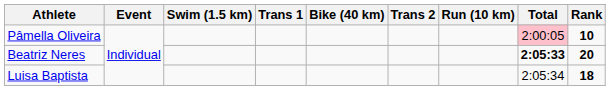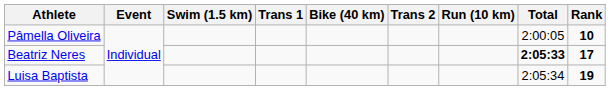(543, 35) pink background -> (543, 35) no background
(587, 55) 20 -> (587, 55) 17
(587, 76) 18 -> (587, 76) 19
